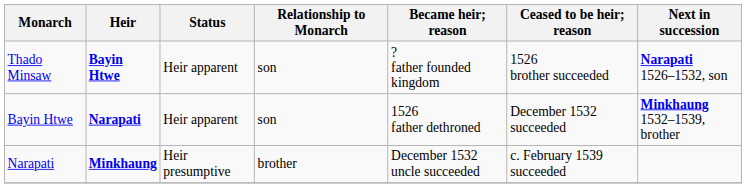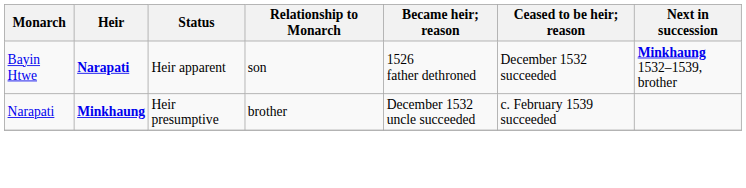- row: (29, 67)
